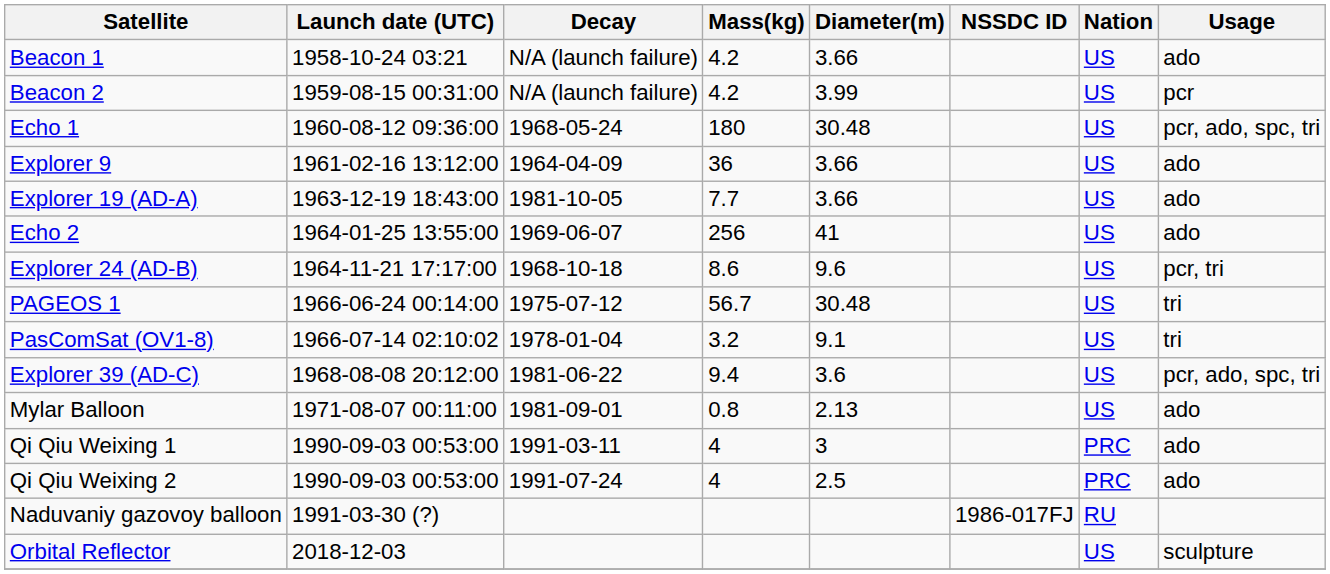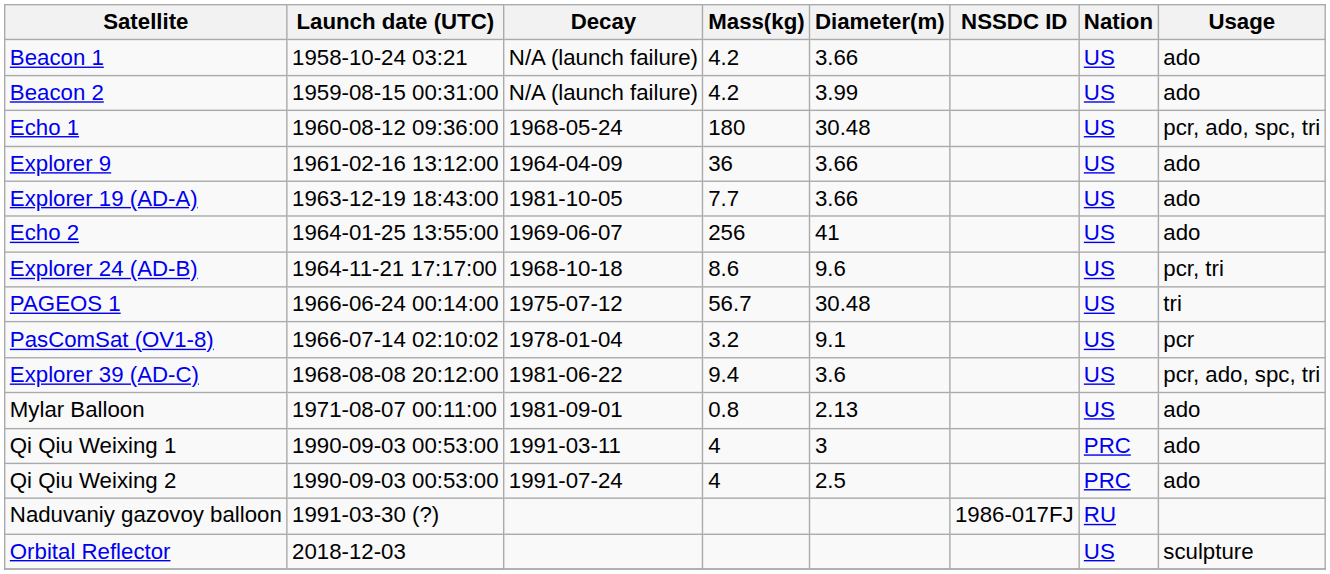(1179, 92) pcr -> (1182, 92) ado
(1173, 339) tri -> (1179, 339) pcr
